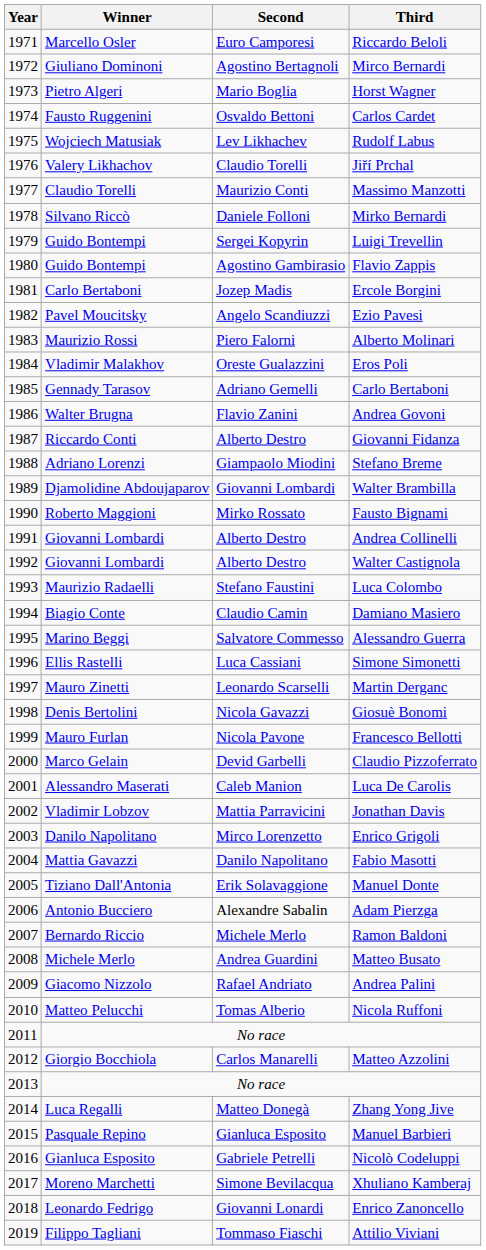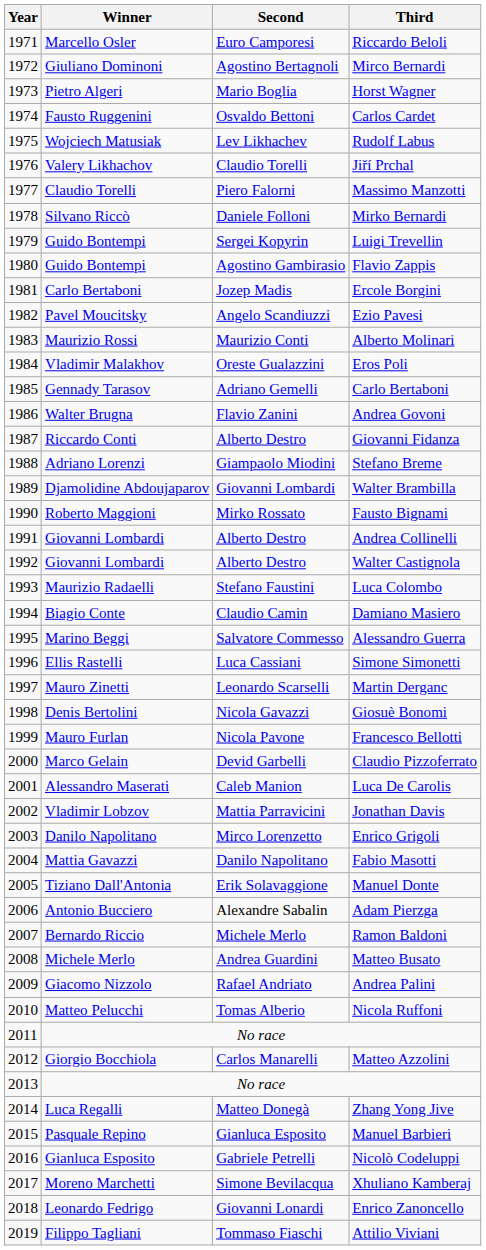(262, 190) Maurizio Conti -> (256, 190) Piero Falorni
(256, 339) Piero Falorni -> (262, 339) Maurizio Conti
